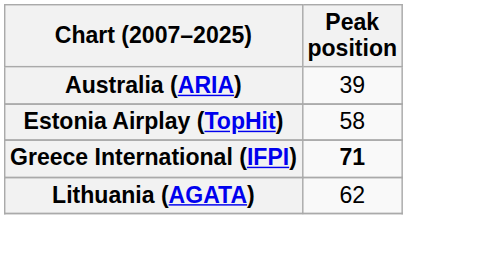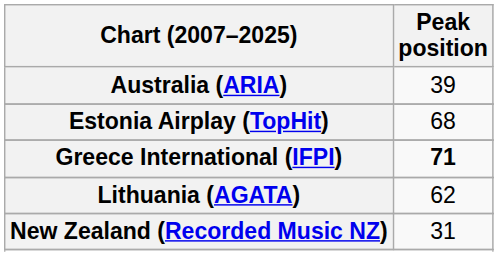(352, 121) 58 -> (443, 121) 68
+ row: (199, 231)
